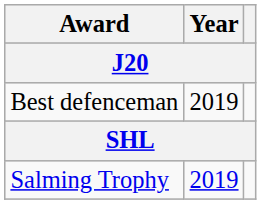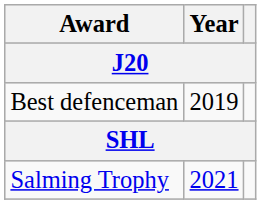(214, 179) 2019 -> (214, 179) 2021
